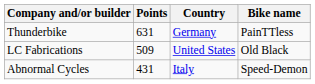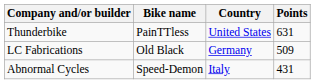columns swapped: (274, 13) <-> (152, 13)
(194, 32) Germany -> (240, 32) United States
(204, 50) United States -> (230, 50) Germany
